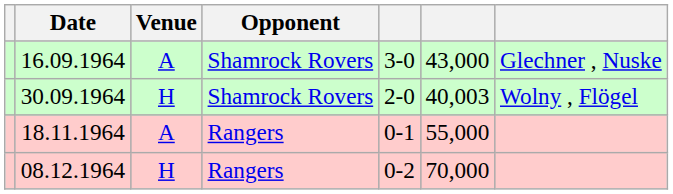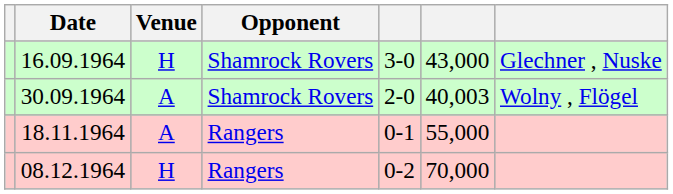(166, 59) A -> (166, 59) H
(166, 96) H -> (166, 96) A
